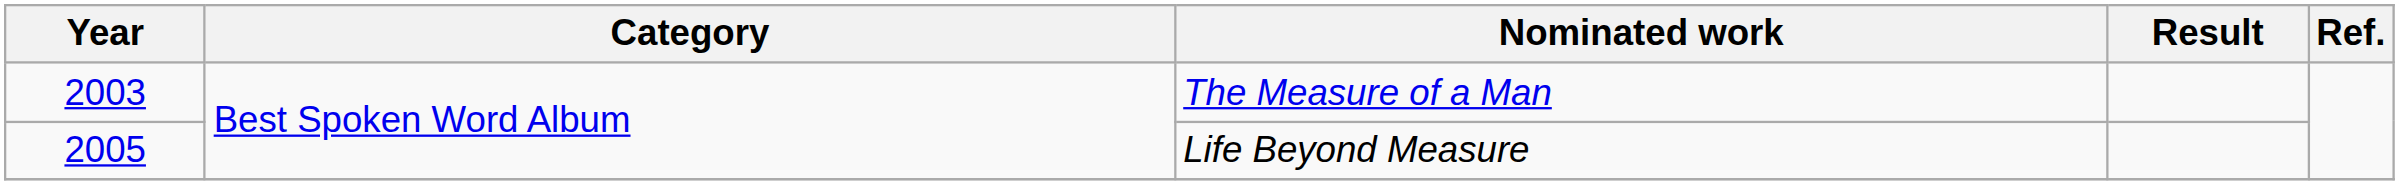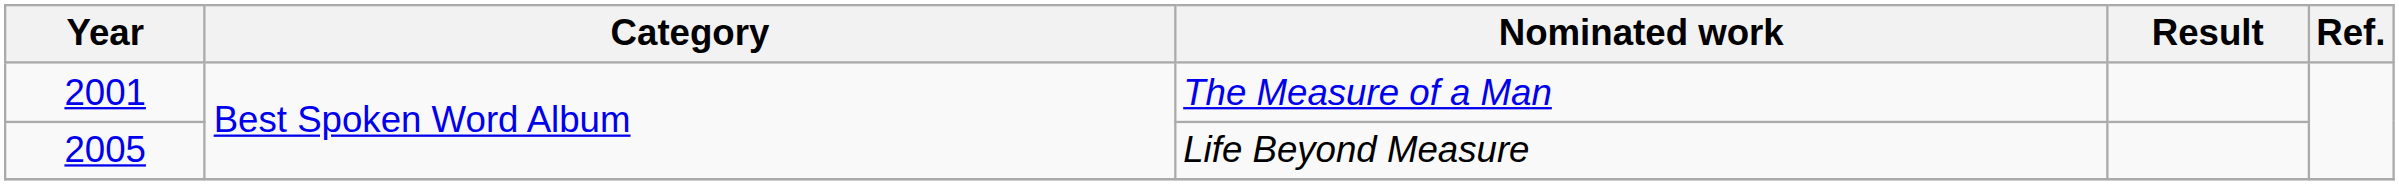(105, 91) 2003 -> (105, 91) 2001
